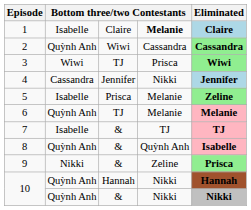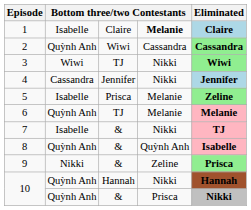(165, 63) Prisca -> (165, 63) Nikki
(165, 130) TJ -> (165, 130) Nikki
(165, 197) Nikki -> (165, 197) Prisca
